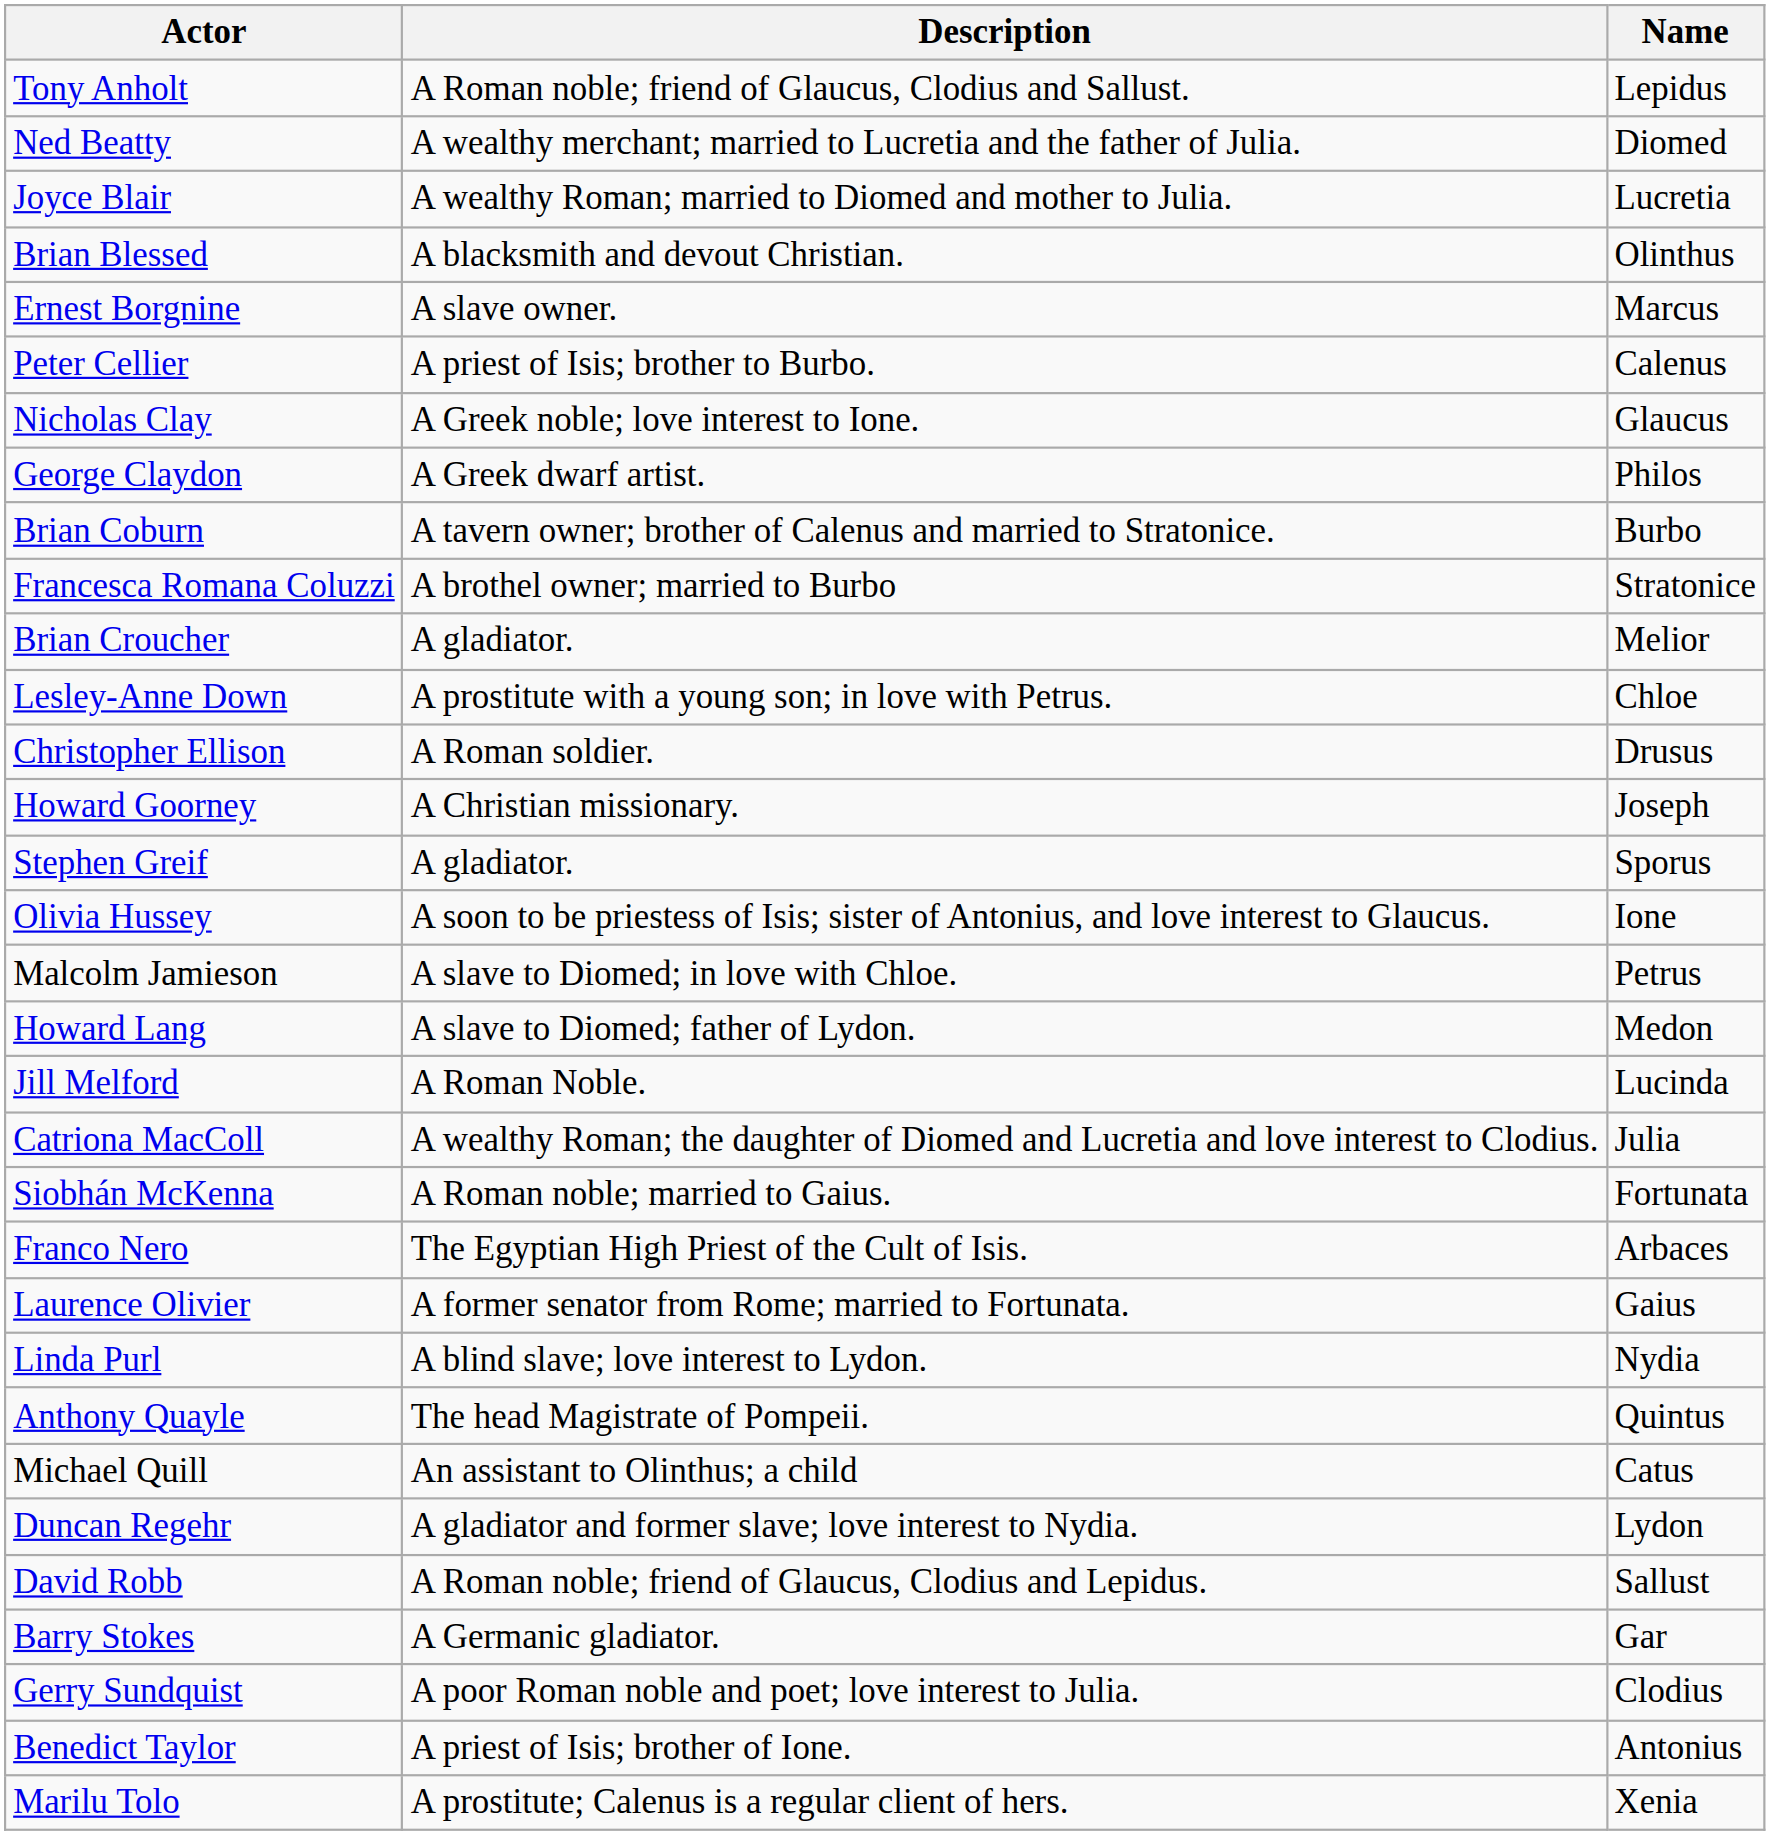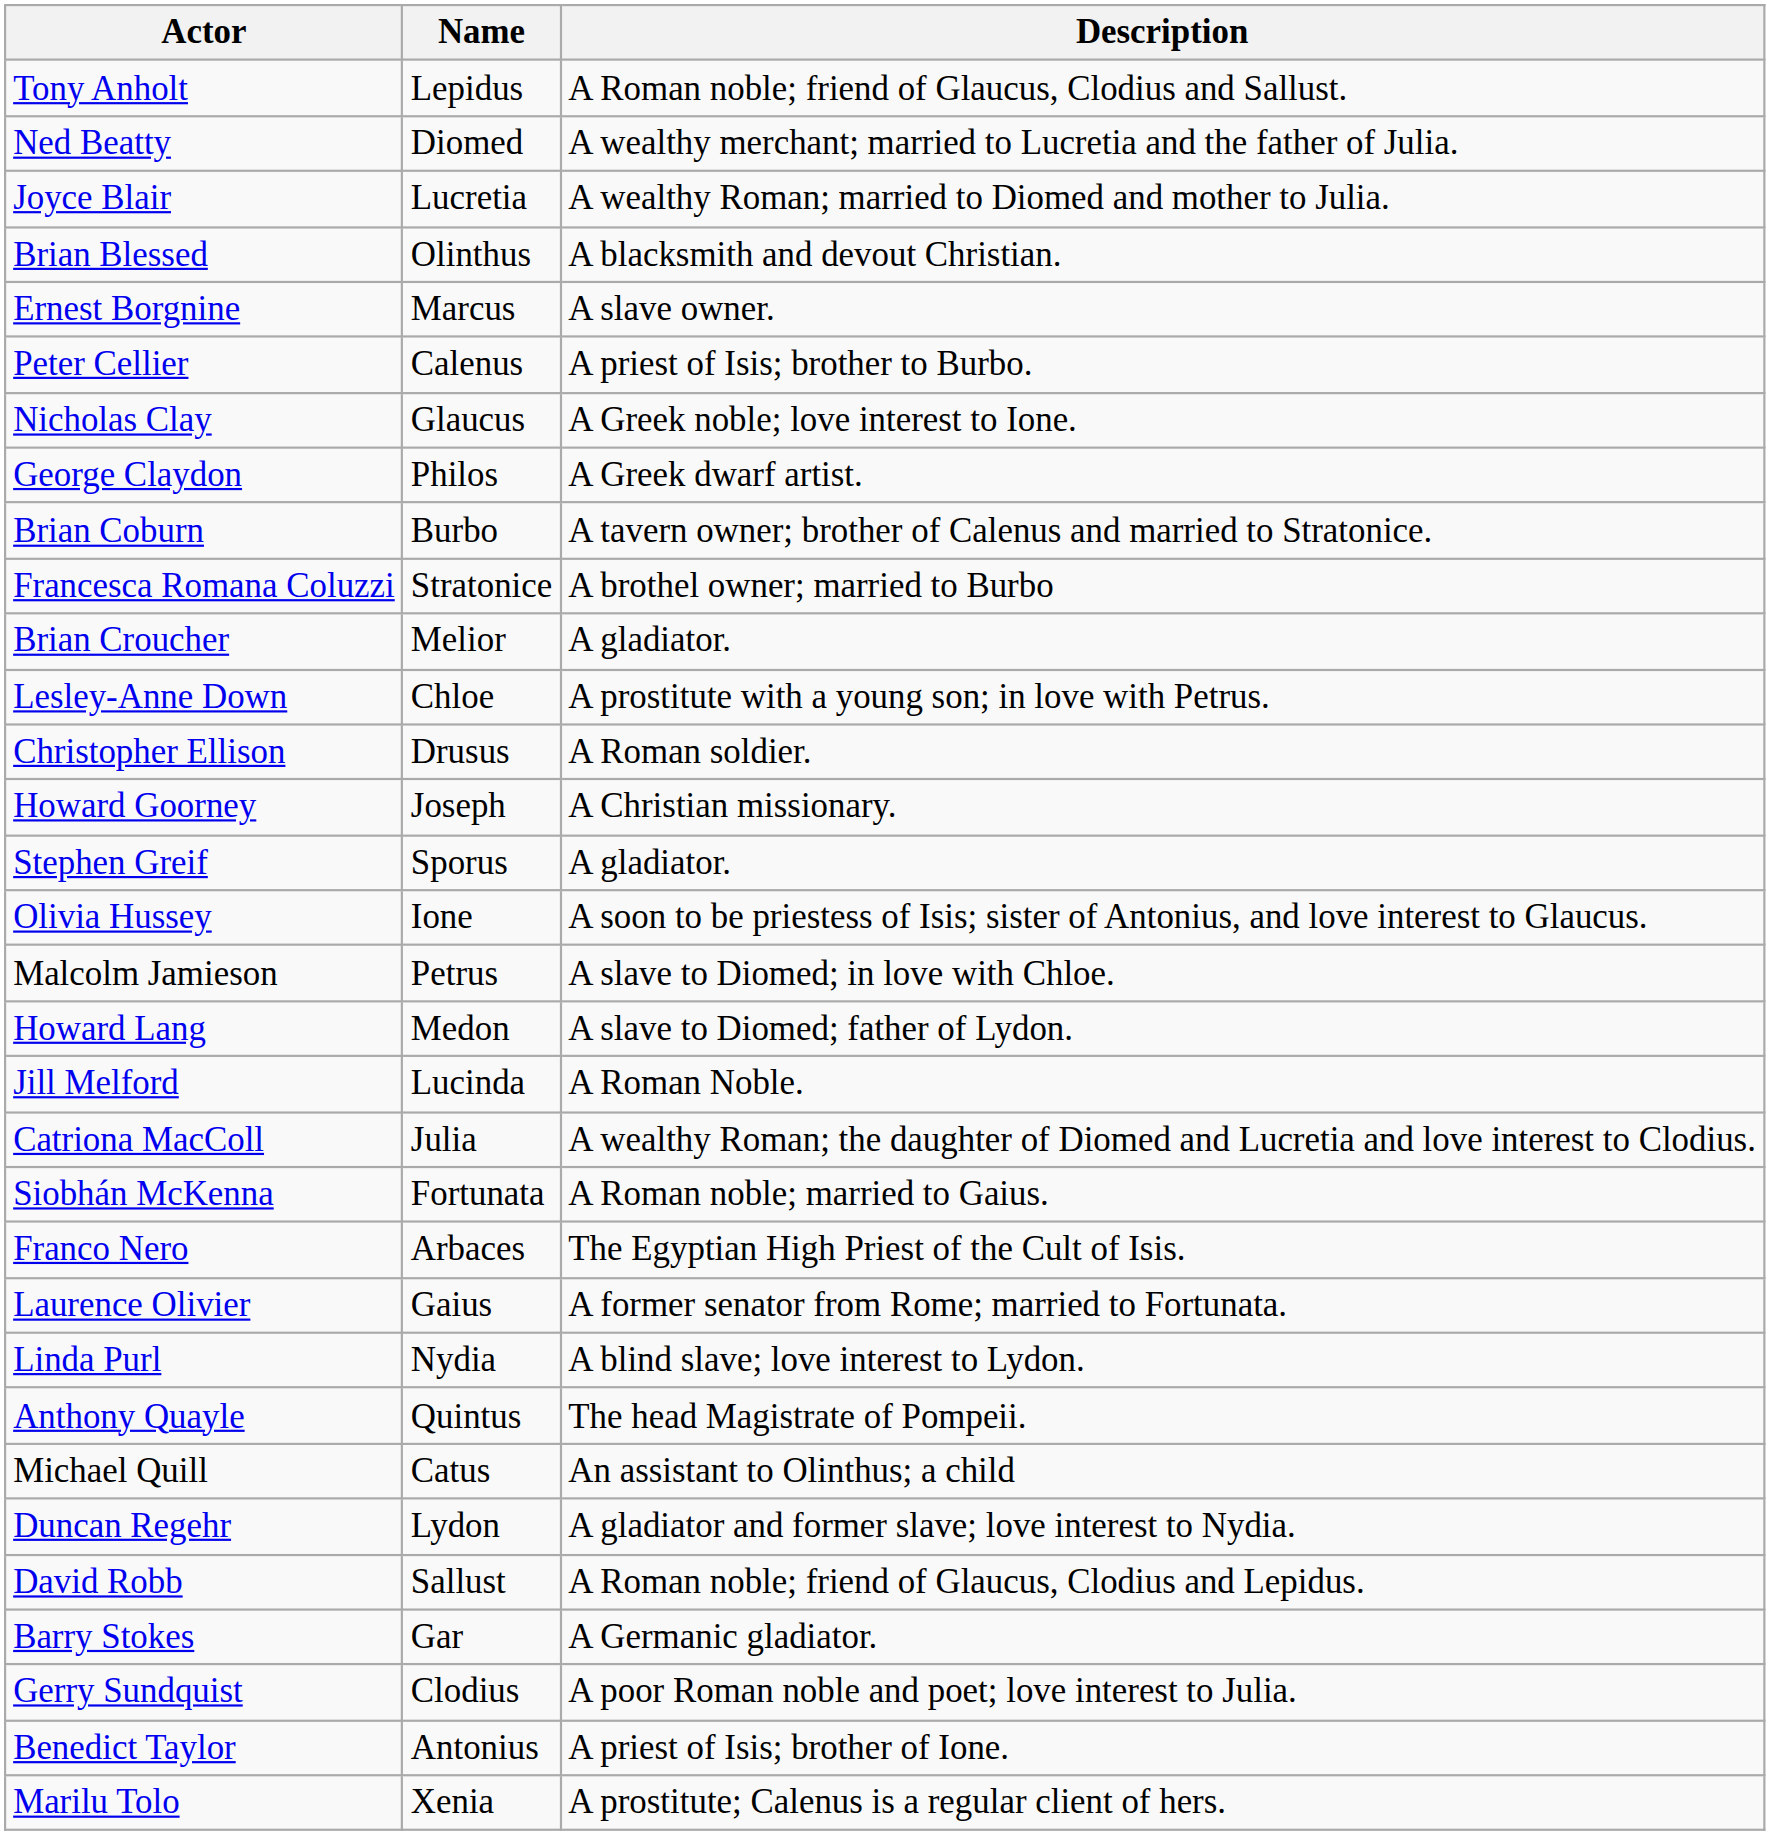columns swapped: (1685, 32) <-> (1005, 32)
